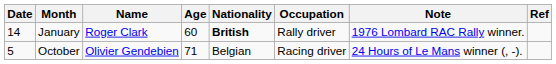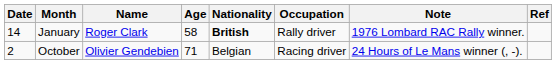(191, 32) 60 -> (191, 32) 58
(10, 50) 5 -> (10, 50) 2
